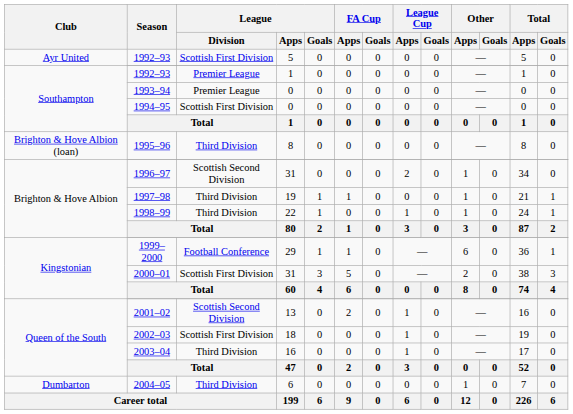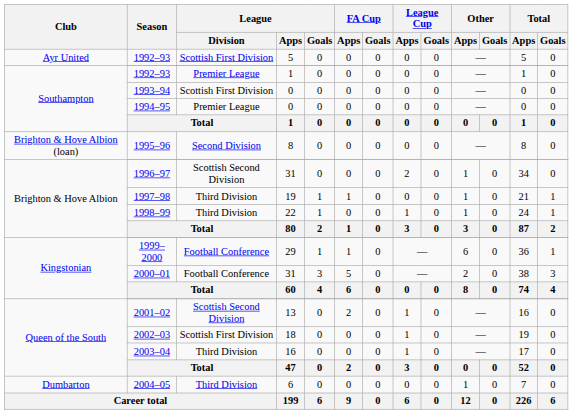(226, 90) Premier League -> (226, 90) Scottish First Division
(226, 106) Scottish First Division -> (226, 106) Premier League
(226, 145) Third Division -> (226, 145) Second Division
(226, 273) Scottish First Division -> (226, 273) Football Conference
